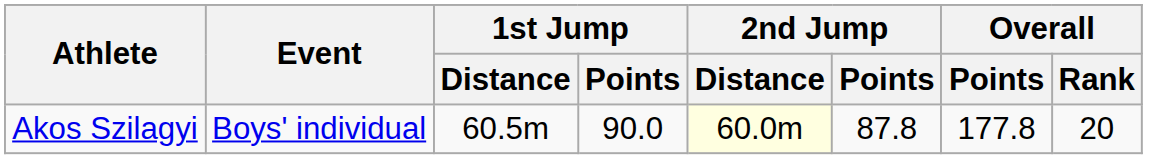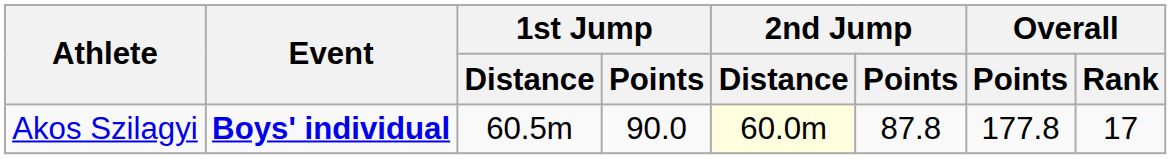(319, 128) normal -> (331, 128) bold
(1097, 128) 20 -> (1121, 128) 17
